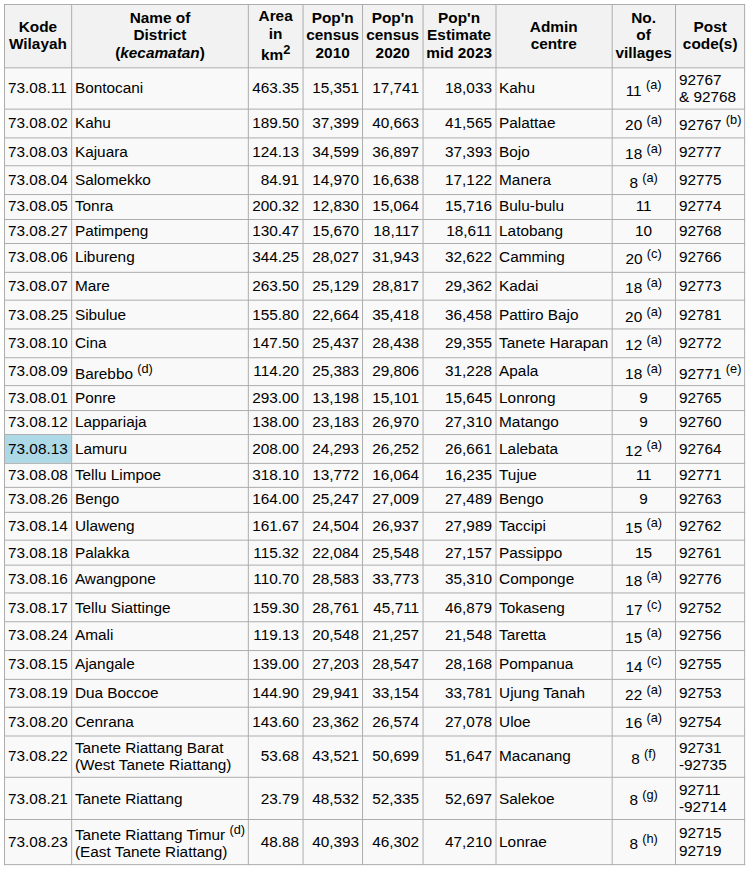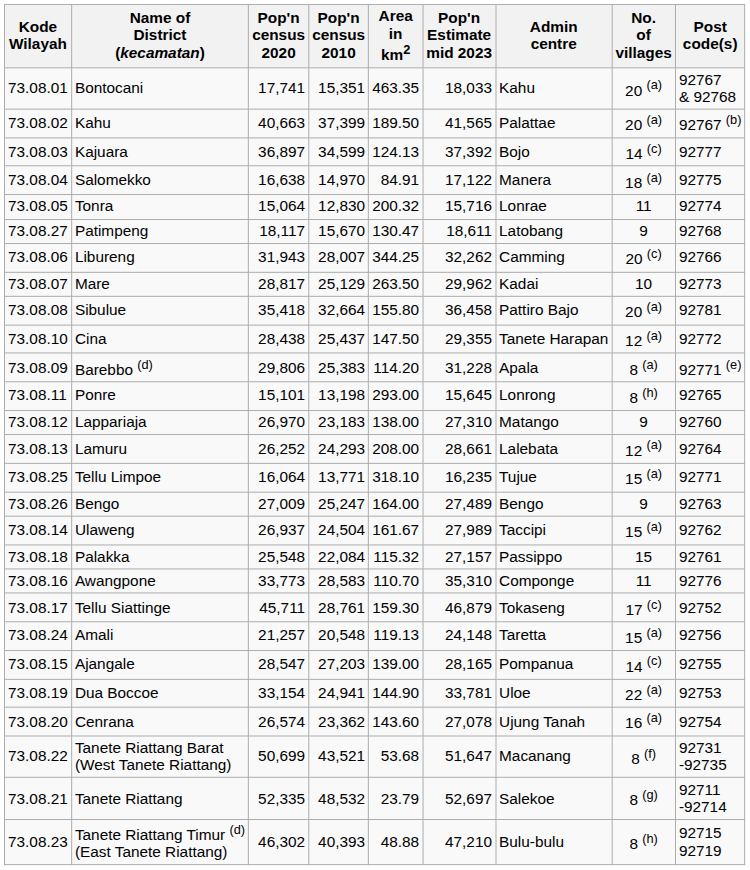columns swapped: (276, 36) <-> (393, 36)
(37, 88) 73.08.11 -> (38, 88) 73.08.01
(644, 88) 11 (a) -> (644, 88) 20 (a)
(468, 151) 37,393 -> (468, 151) 37,392
(644, 151) 18 (a) -> (644, 151) 14 (c)
(644, 180) 8 (a) -> (644, 180) 18 (a)
(532, 206) Bulu-bulu -> (523, 206) Lonrae
(644, 231) 10 -> (644, 231) 9
(336, 257) 28,027 -> (342, 257) 28,007
(468, 257) 32,622 -> (468, 257) 32,262
(468, 286) 29,362 -> (468, 284) 29,962
(644, 286) 18 (a) -> (644, 284) 10
(38, 314) 73.08.25 -> (38, 310) 73.08.08
(336, 314) 22,664 -> (342, 310) 32,664
(644, 371) 18 (a) -> (644, 367) 8 (a)
(38, 398) 73.08.01 -> (37, 396) 73.08.11
(644, 398) 9 -> (644, 396) 8 (h)
(38, 449) lightblue background -> (38, 449) no background
(468, 449) 26,661 -> (468, 449) 28,661
(38, 475) 73.08.08 -> (38, 477) 73.08.25
(336, 475) 13,772 -> (342, 477) 13,771
(644, 475) 11 -> (644, 477) 15 (a)
(644, 579) 18 (a) -> (644, 581) 11
(468, 636) 21,548 -> (468, 636) 24,148
(468, 664) 28,168 -> (468, 664) 28,165
(336, 693) 29,941 -> (342, 693) 24,941
(542, 693) Ujung Tanah -> (515, 693) Uloe
(515, 721) Uloe -> (542, 721) Ujung Tanah
(523, 842) Lonrae -> (532, 842) Bulu-bulu
